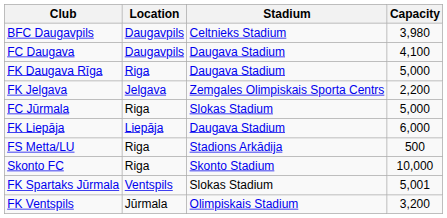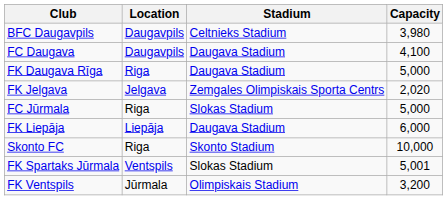(415, 90) 2,200 -> (415, 90) 2,020
- row: (41, 147)
